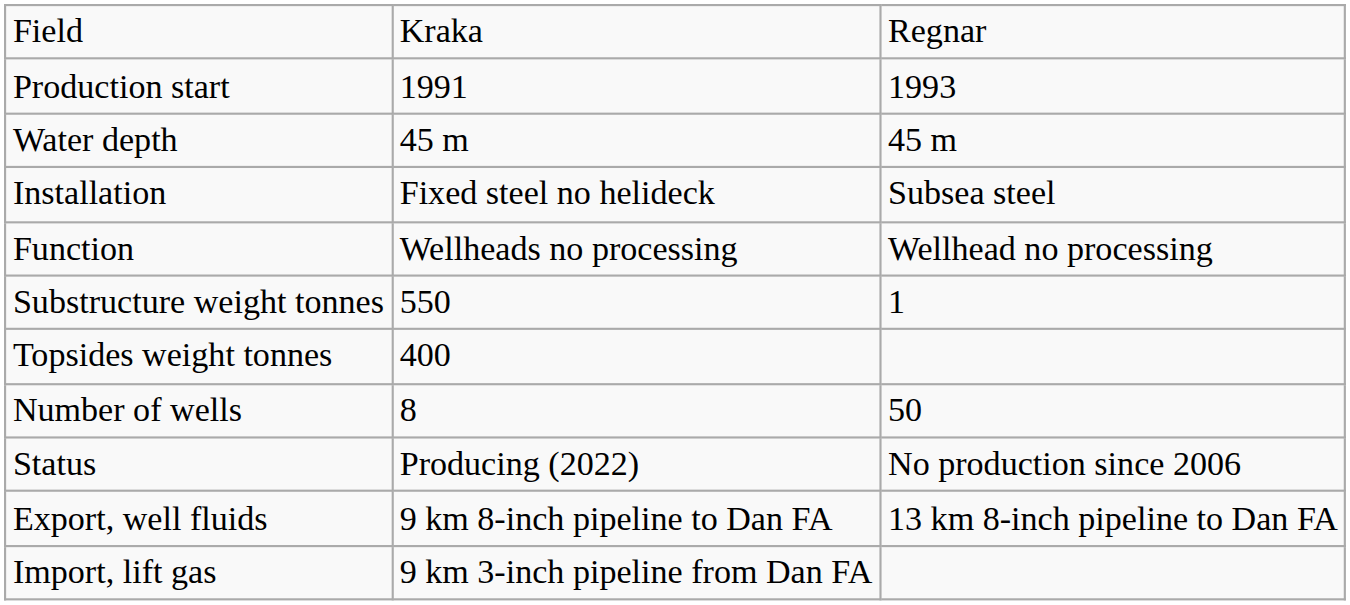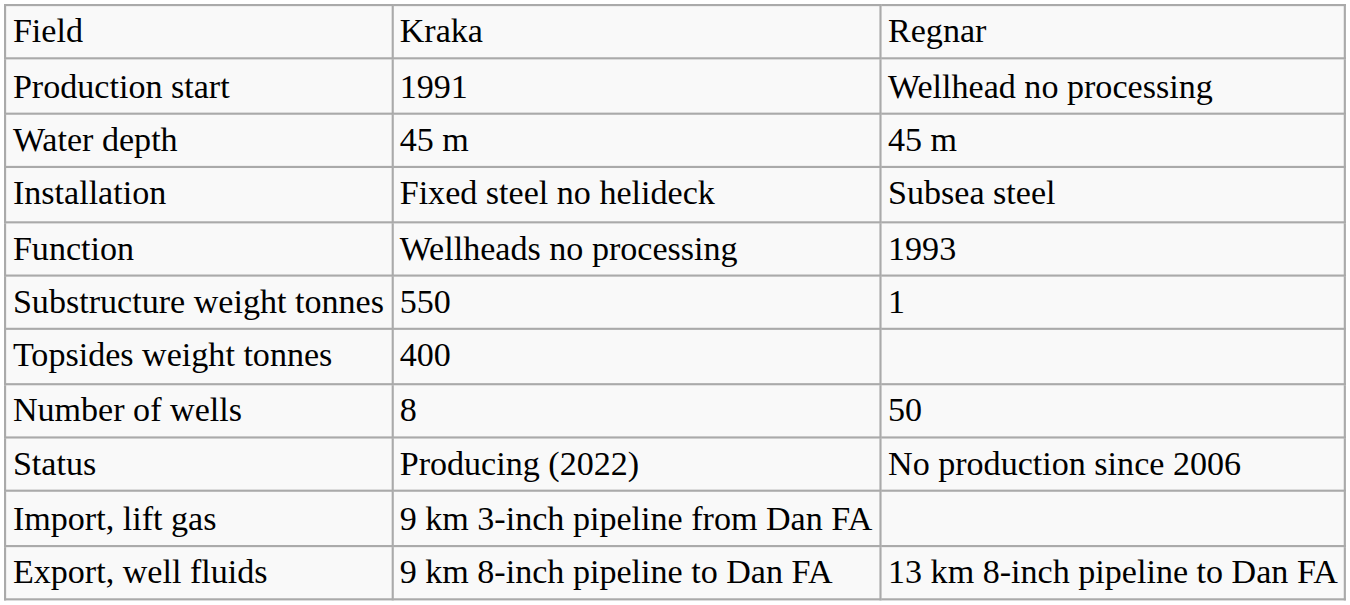(922, 85) 1993 -> (1050, 85) Wellhead no processing
(1050, 247) Wellhead no processing -> (922, 247) 1993
rows swapped: (140, 517) <-> (115, 572)
